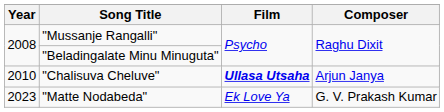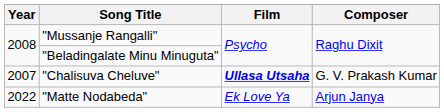(22, 76) 2010 -> (22, 76) 2007
(350, 76) Arjun Janya -> (376, 76) G. V. Prakash Kumar
(22, 96) 2023 -> (22, 96) 2022
(376, 96) G. V. Prakash Kumar -> (350, 96) Arjun Janya
